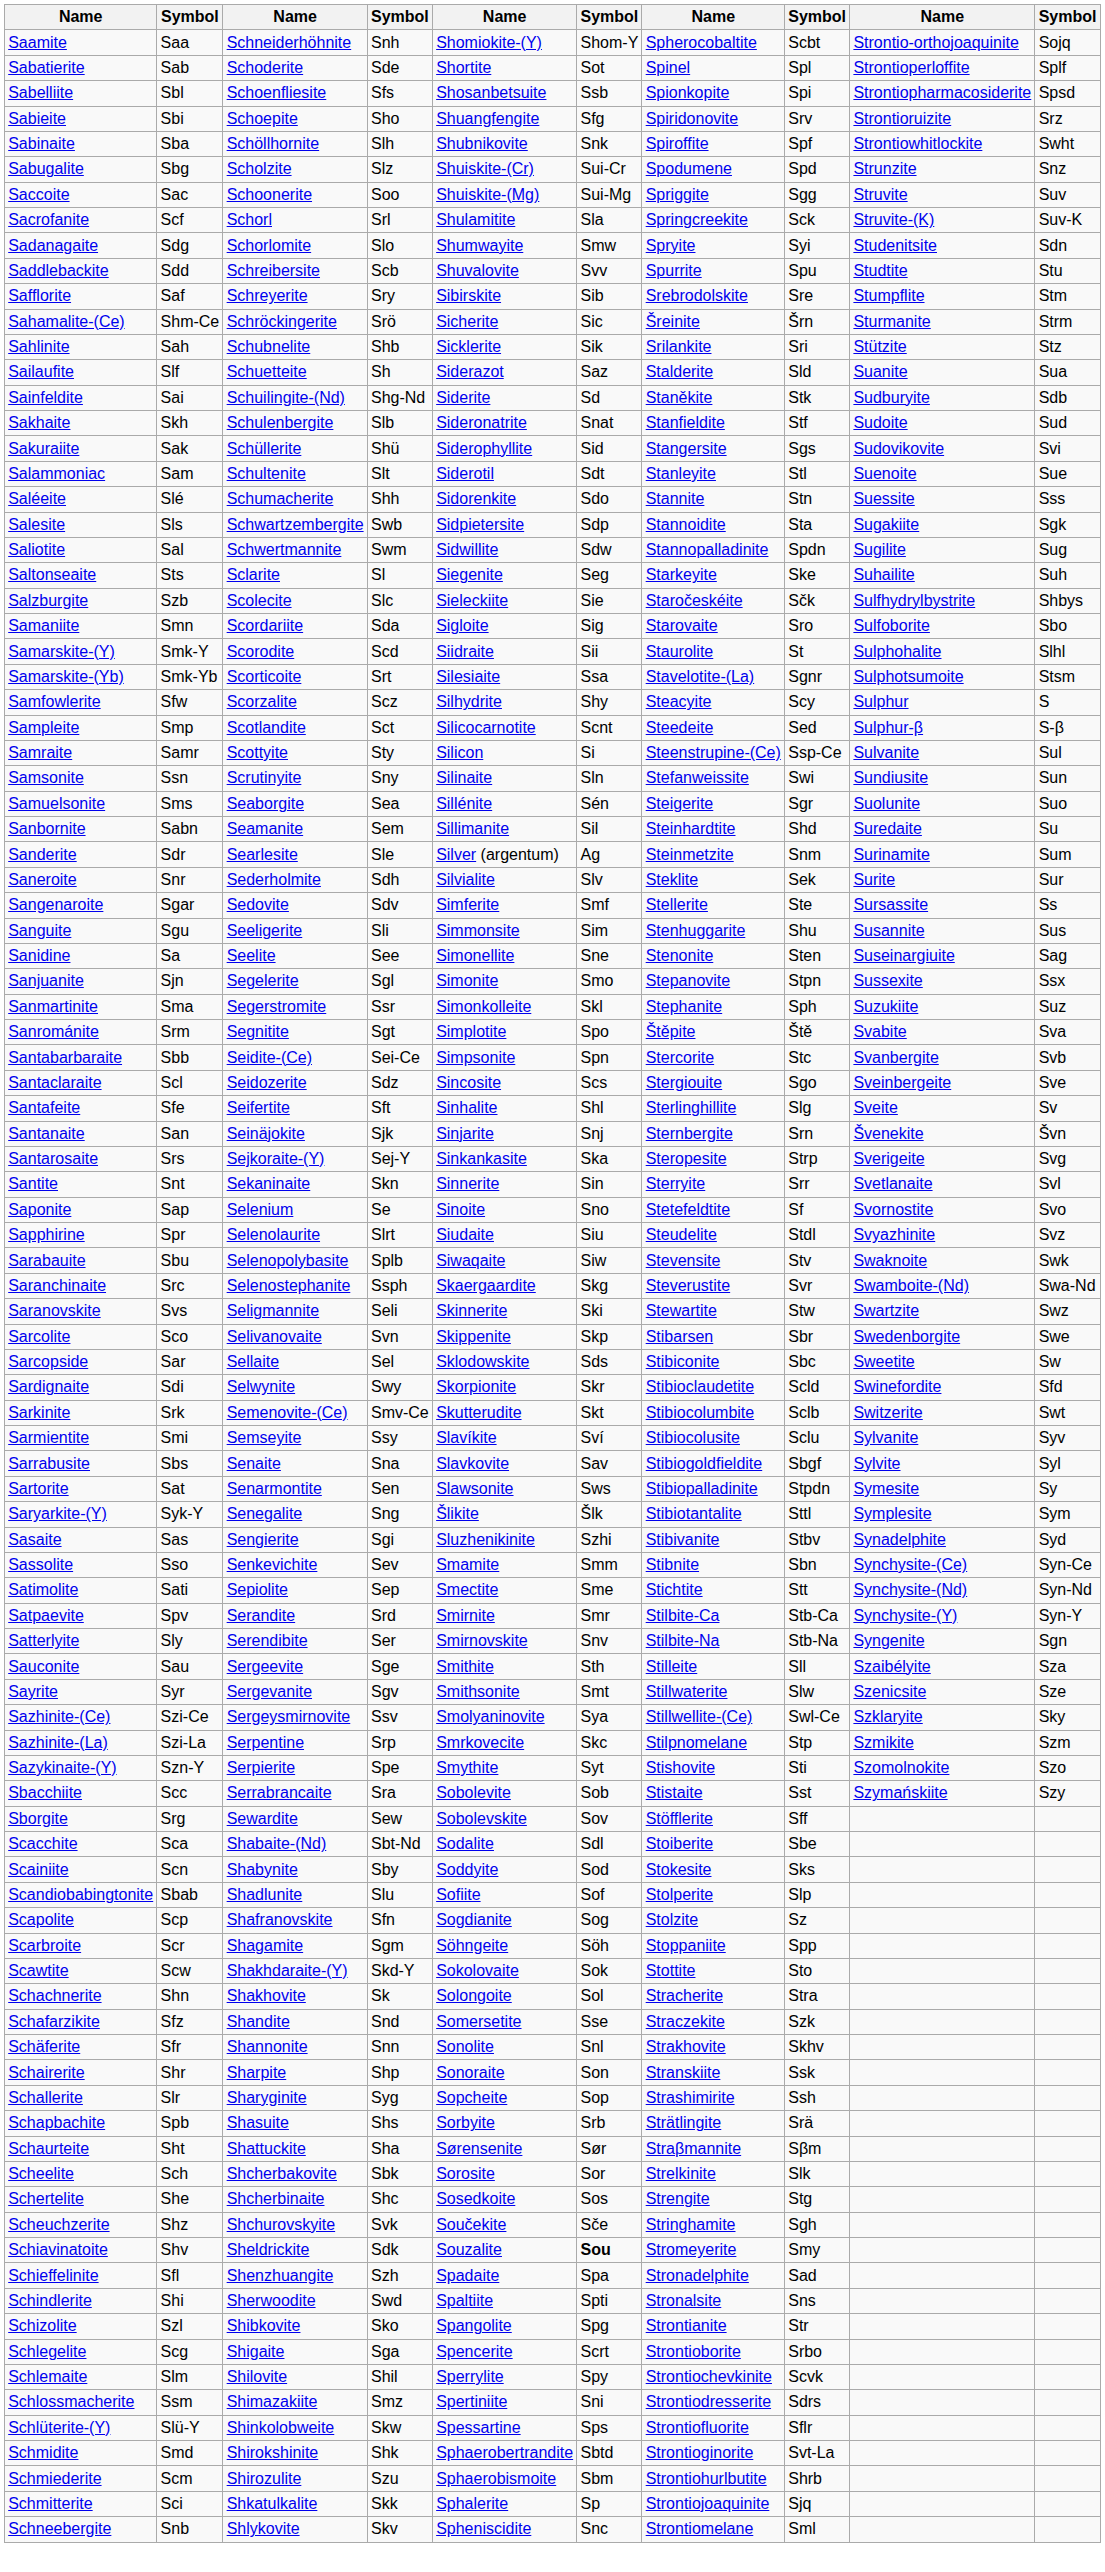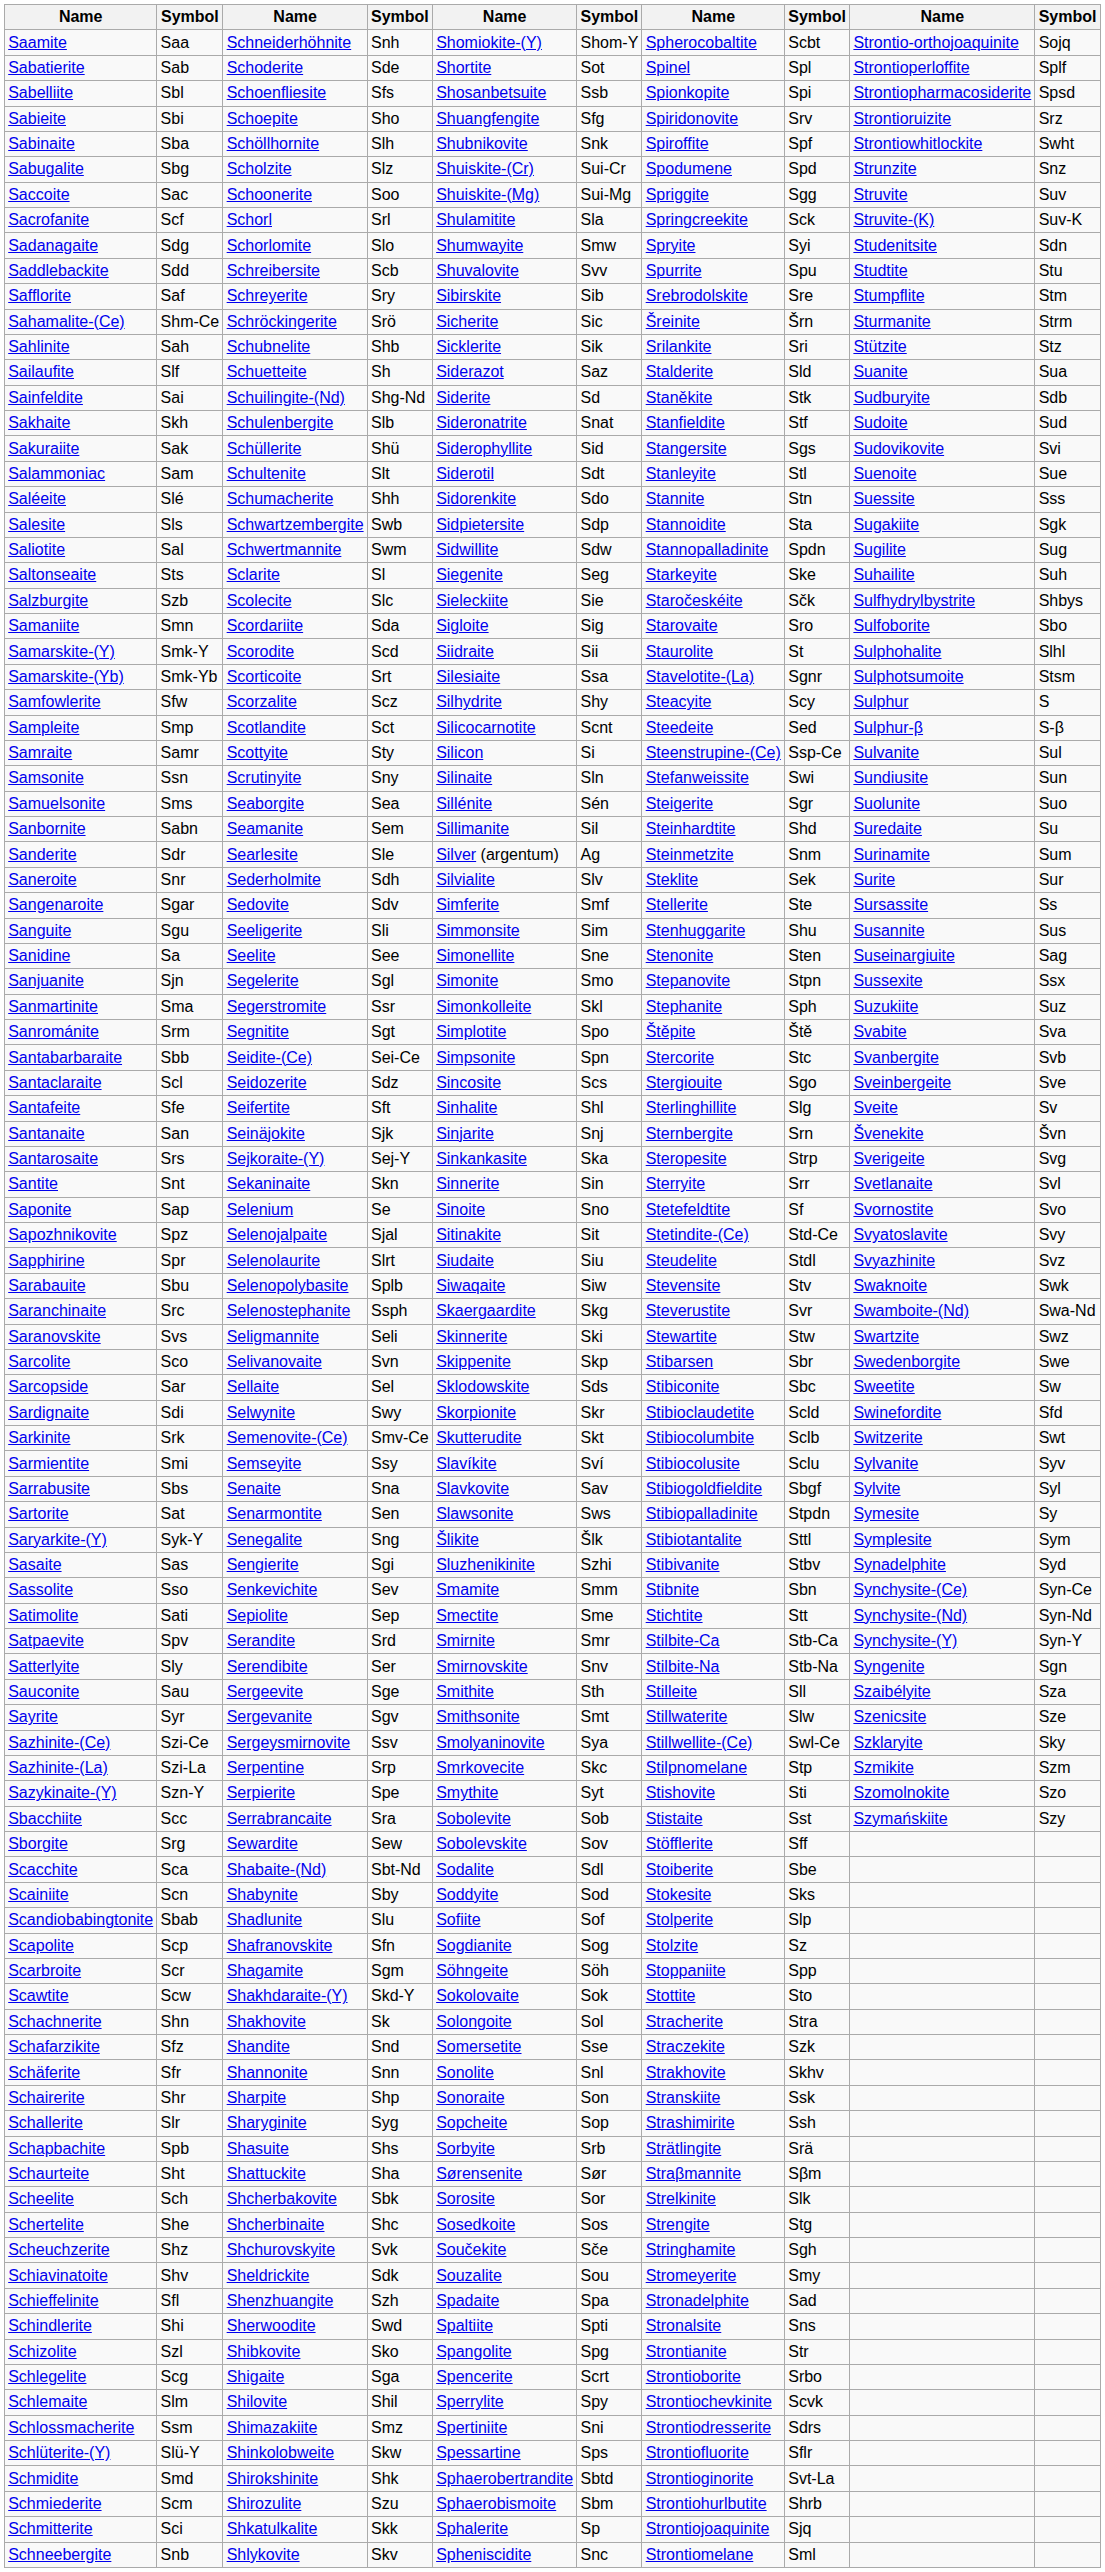+ row: (62, 1235)
(596, 2250) bold -> (595, 2275) normal
